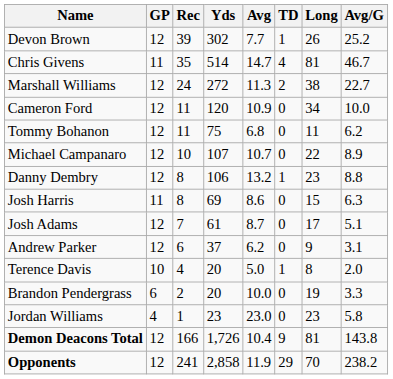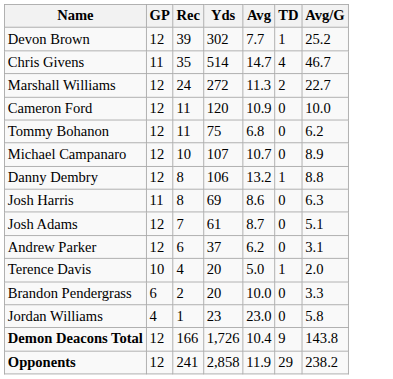- column: (321, 16)
